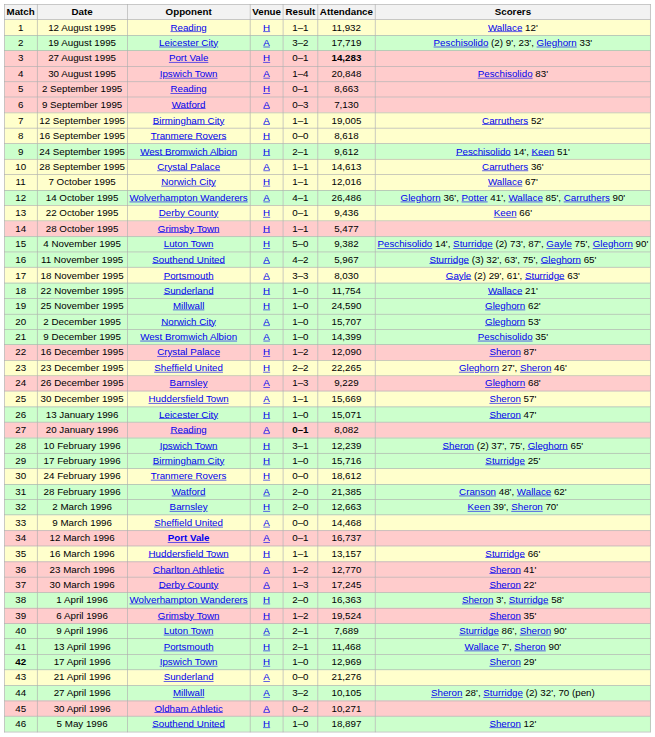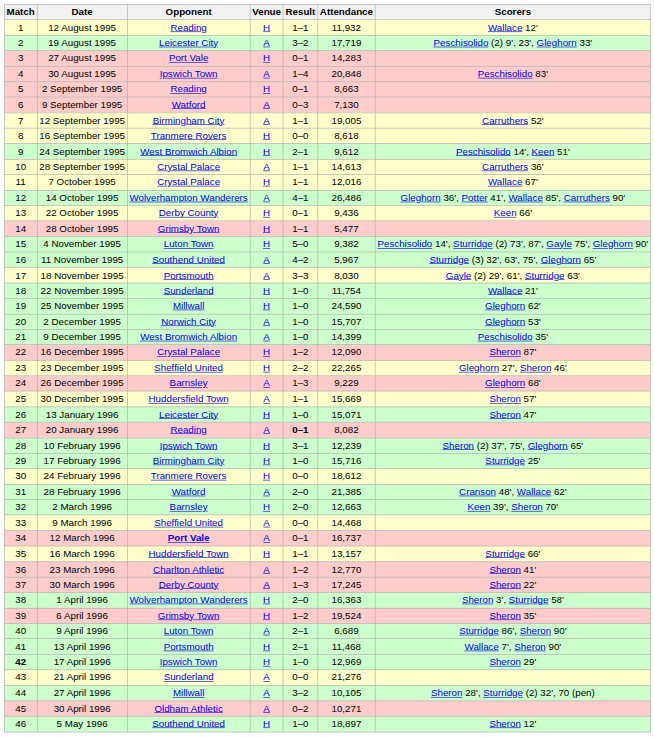(346, 58) bold -> (346, 58) normal
(189, 182) Norwich City -> (189, 182) Crystal Palace
(346, 631) 7,689 -> (346, 631) 6,689
